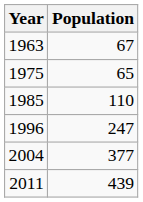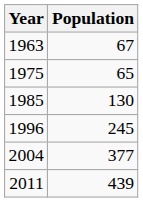(121, 100) 110 -> (121, 100) 130
(121, 128) 247 -> (121, 128) 245
